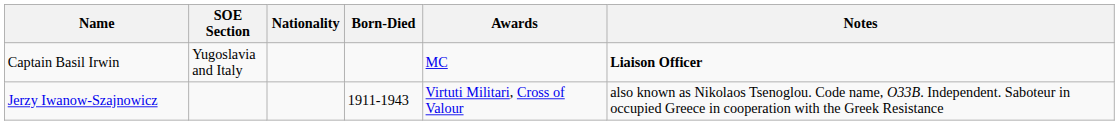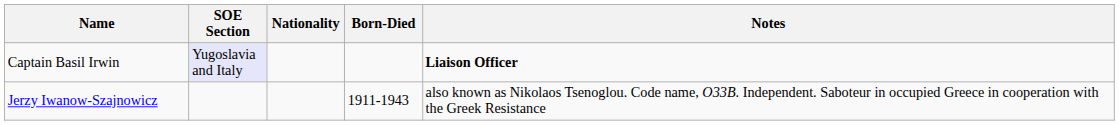- column: (515, 23)
(224, 62) no background -> (224, 62) lavender background
